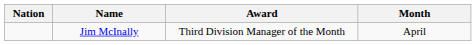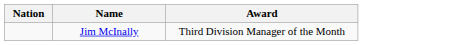- column: (415, 13)
